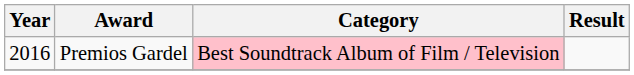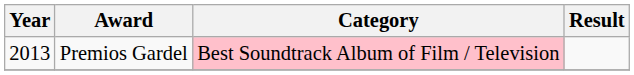(30, 53) 2016 -> (30, 53) 2013
